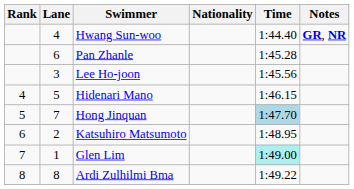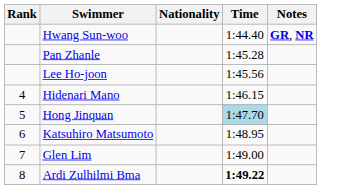- column: (56, 14)
(278, 154) paleturquoise background -> (245, 154) no background
(278, 174) normal -> (245, 174) bold
